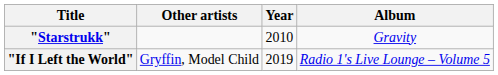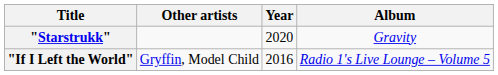(279, 37) 2010 -> (279, 37) 2020
(279, 59) 2019 -> (279, 59) 2016
